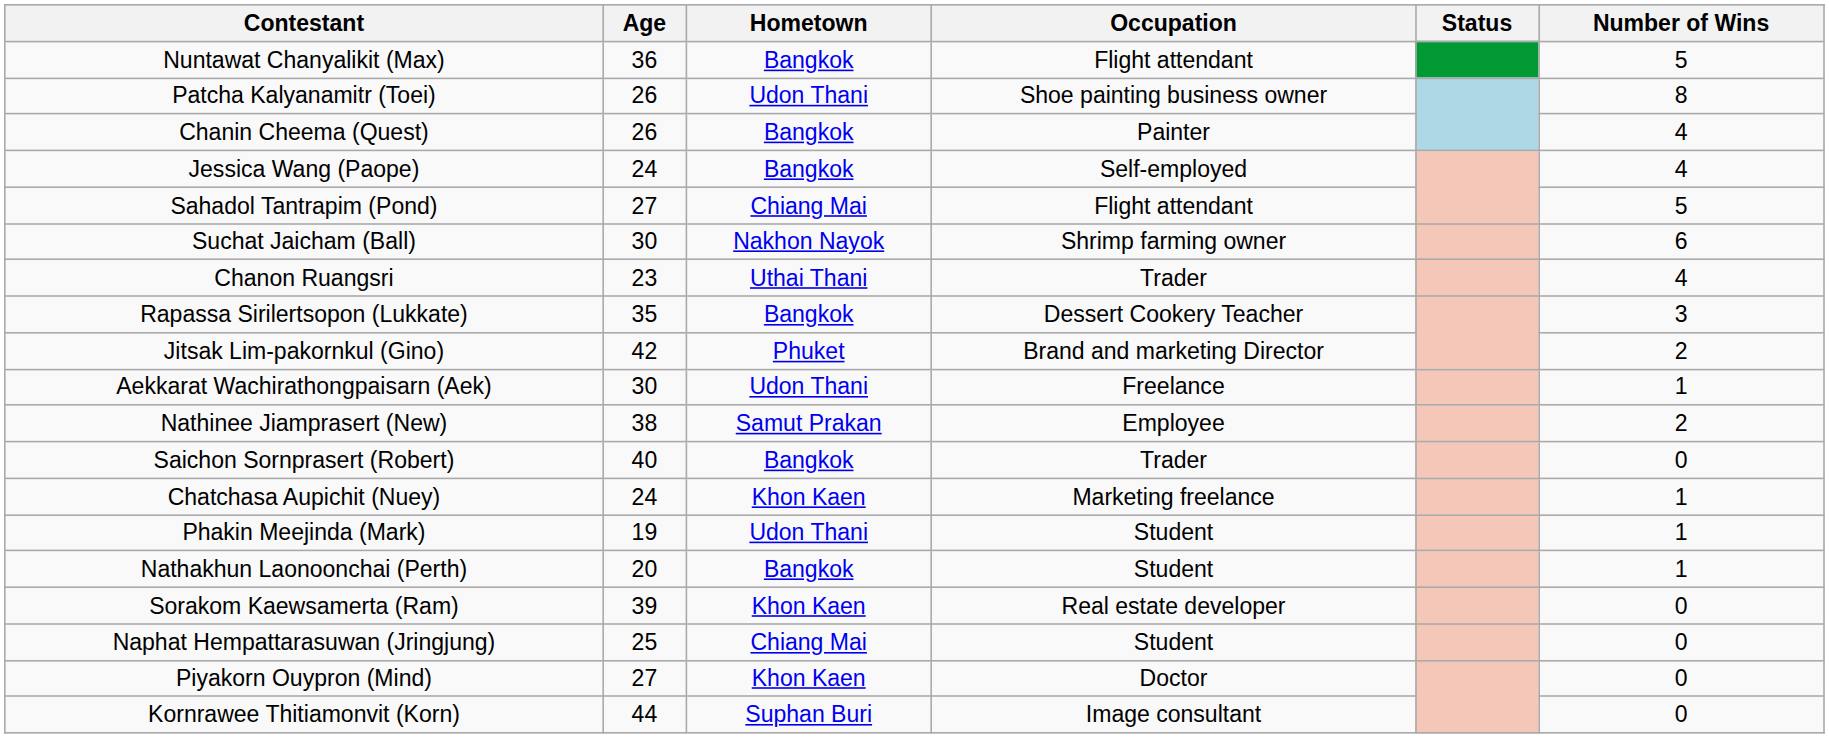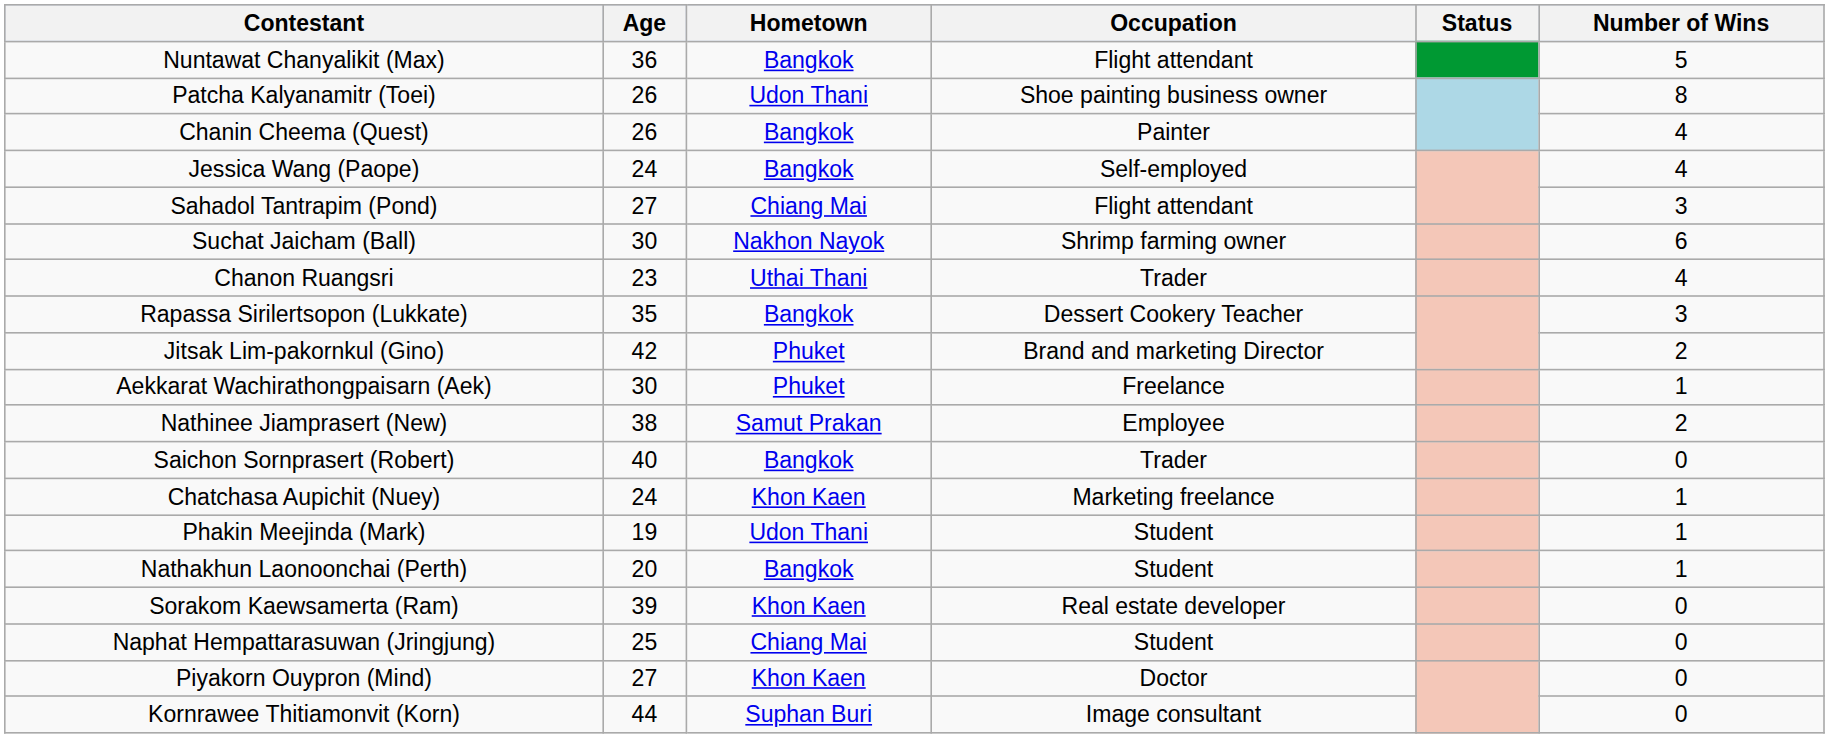(1681, 205) 5 -> (1681, 205) 3
(809, 387) Udon Thani -> (809, 387) Phuket
